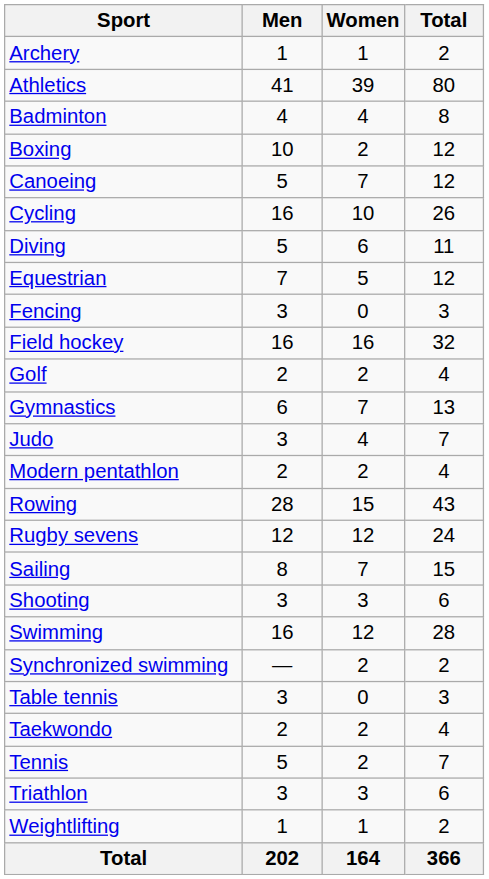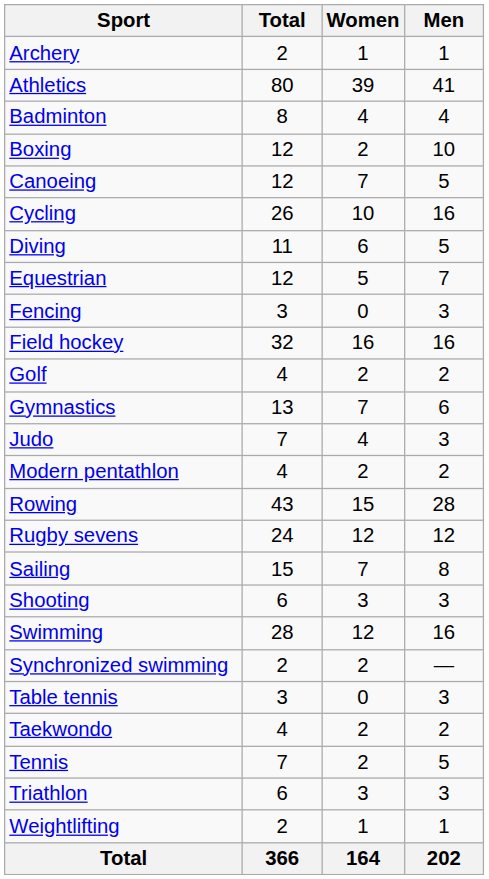columns swapped: (282, 20) <-> (444, 20)
